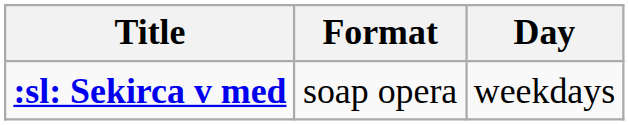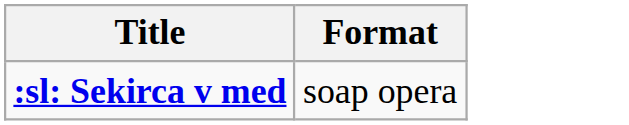- column: (544, 32)
